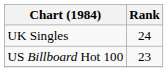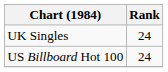(145, 56) 23 -> (145, 56) 24
